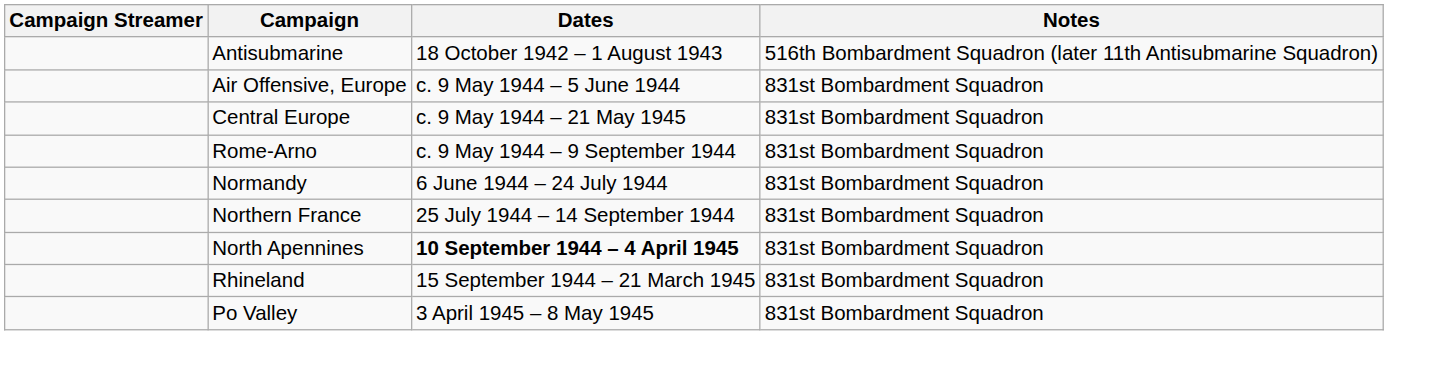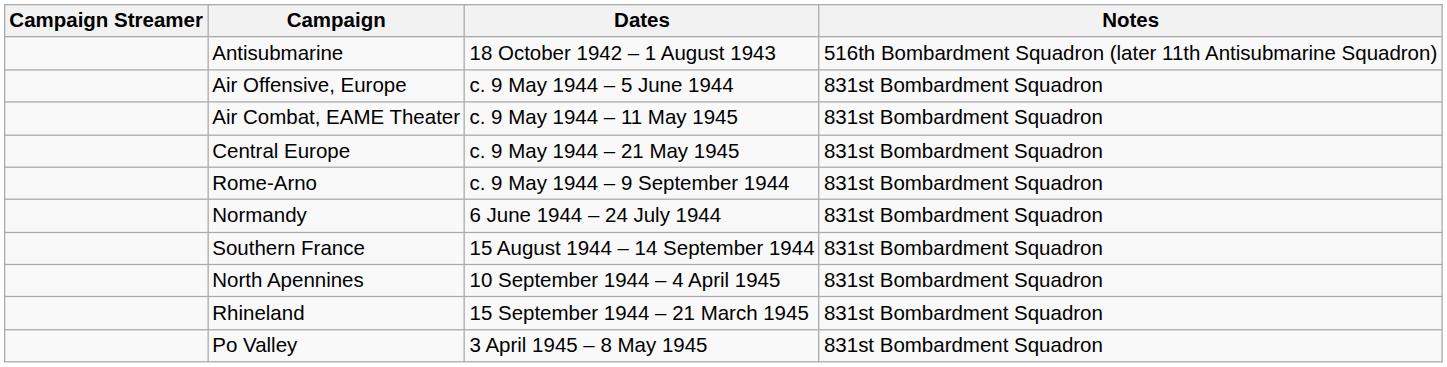+ row: (336, 118)
- row: (287, 215)
+ row: (289, 248)
(577, 248) bold -> (625, 280) normal
